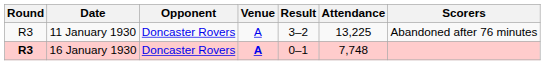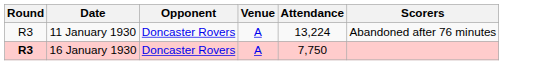- column: (298, 13)
(353, 32) 13,225 -> (312, 32) 13,224
(258, 50) bold -> (258, 50) normal
(353, 50) 7,748 -> (312, 50) 7,750
